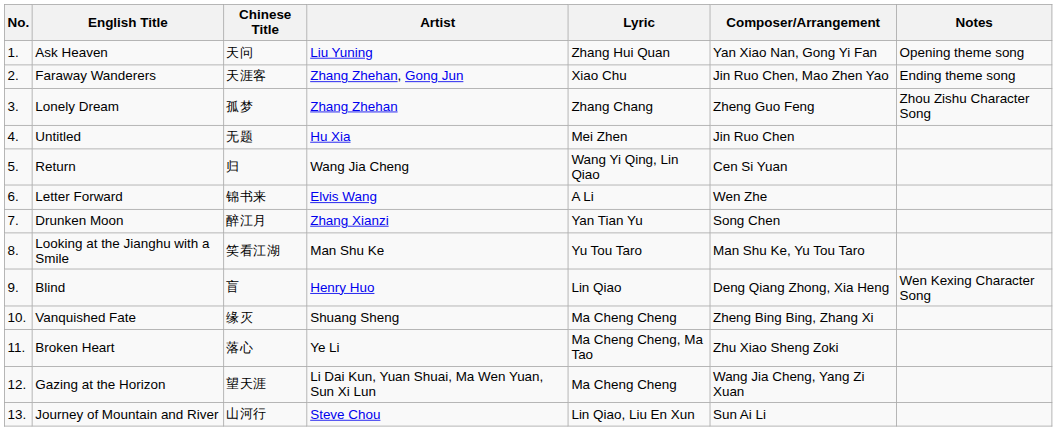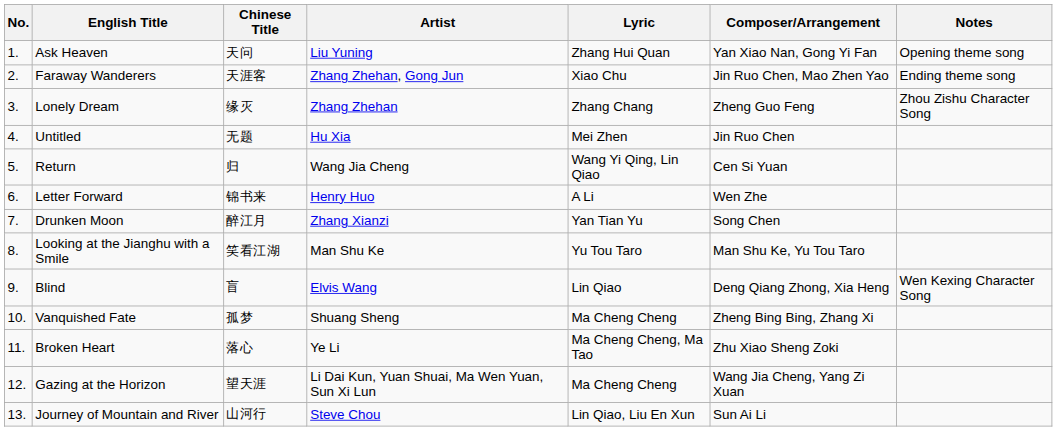(240, 106) 孤梦 -> (240, 106) 缘灭
(344, 197) Elvis Wang -> (342, 197) Henry Huo
(342, 287) Henry Huo -> (344, 287) Elvis Wang
(240, 317) 缘灭 -> (240, 317) 孤梦
